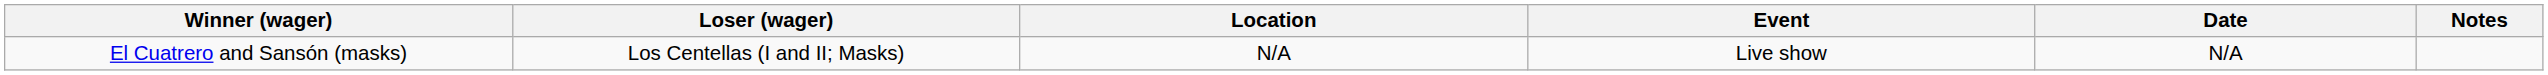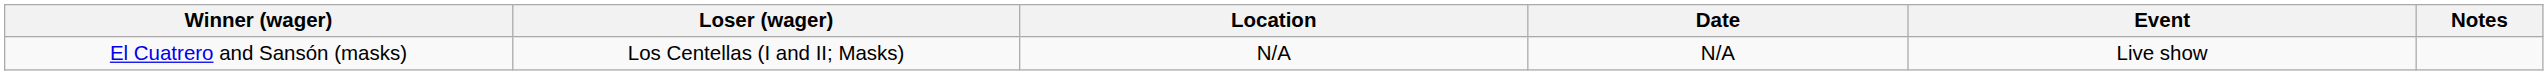columns swapped: (1781, 20) <-> (2226, 20)
